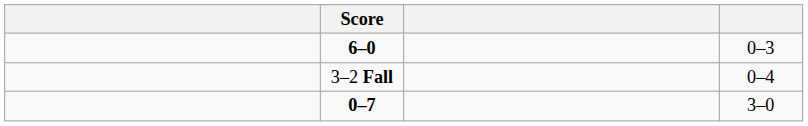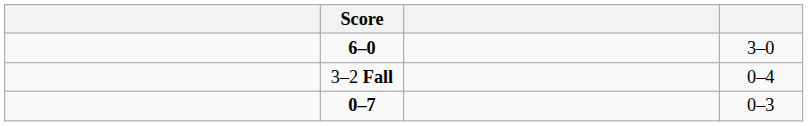(761, 47) 0–3 -> (761, 47) 3–0
(761, 105) 3–0 -> (761, 105) 0–3
